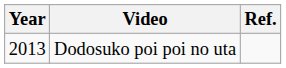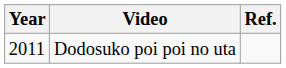(27, 48) 2013 -> (27, 48) 2011
